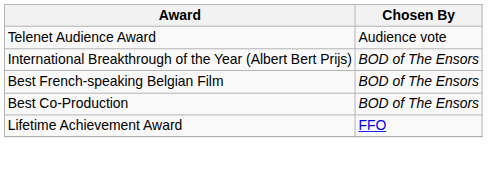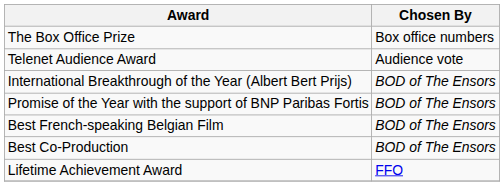+ row: (71, 37)
+ row: (188, 103)
